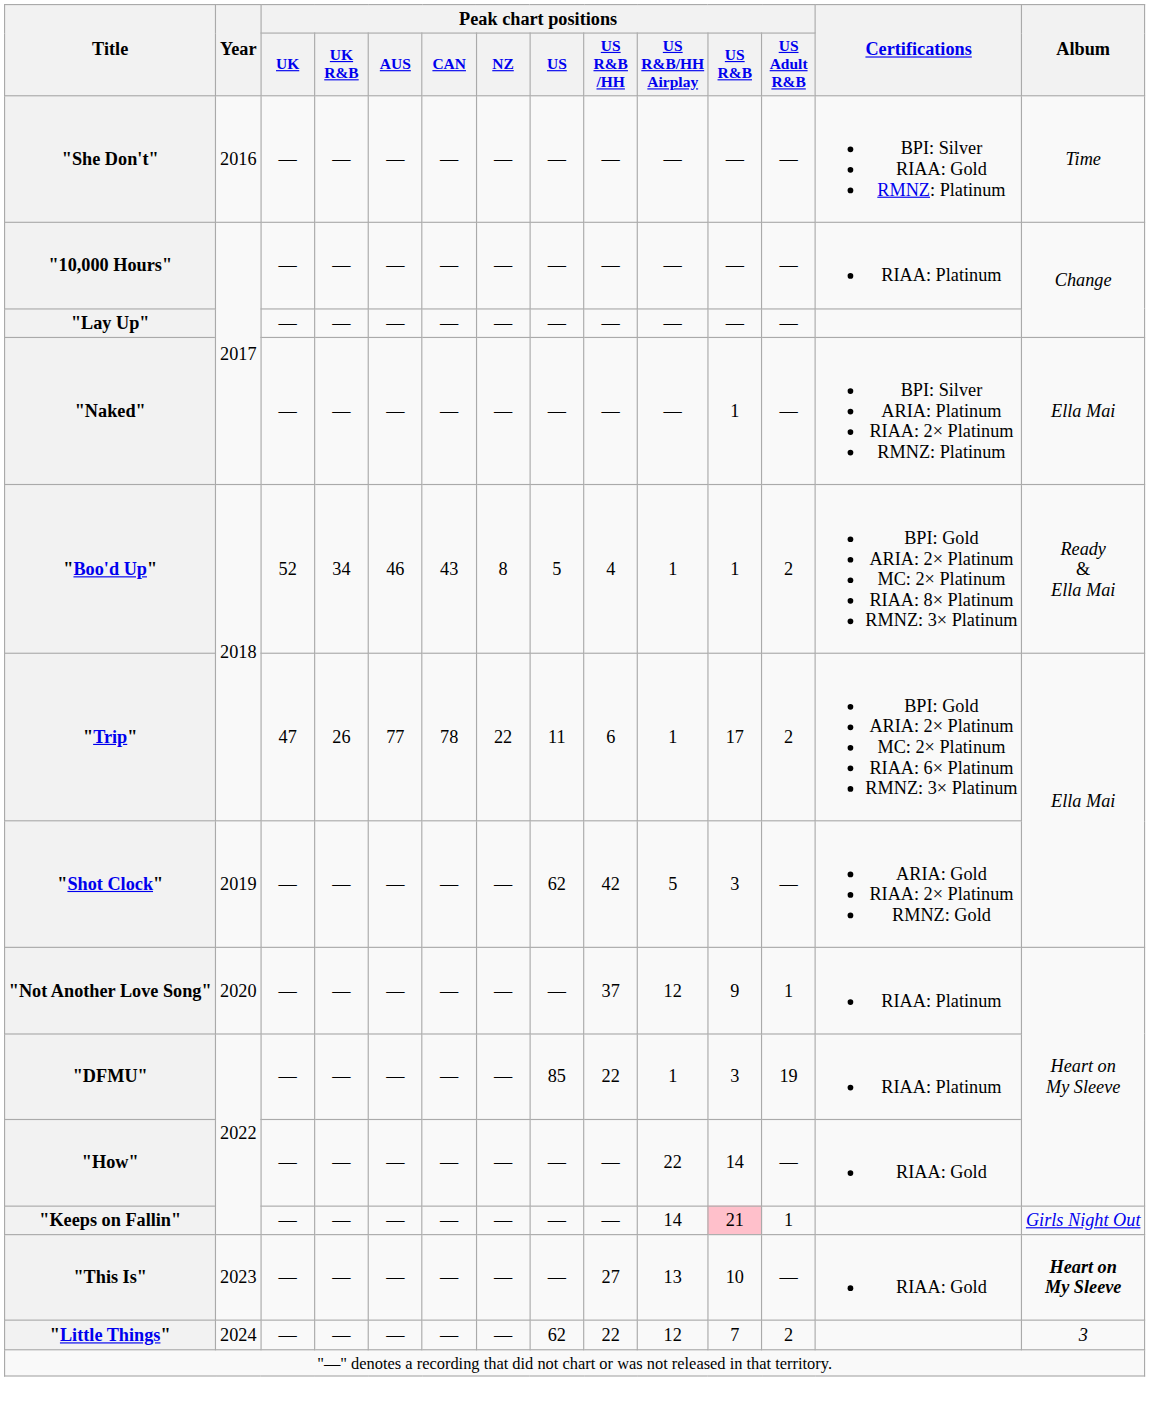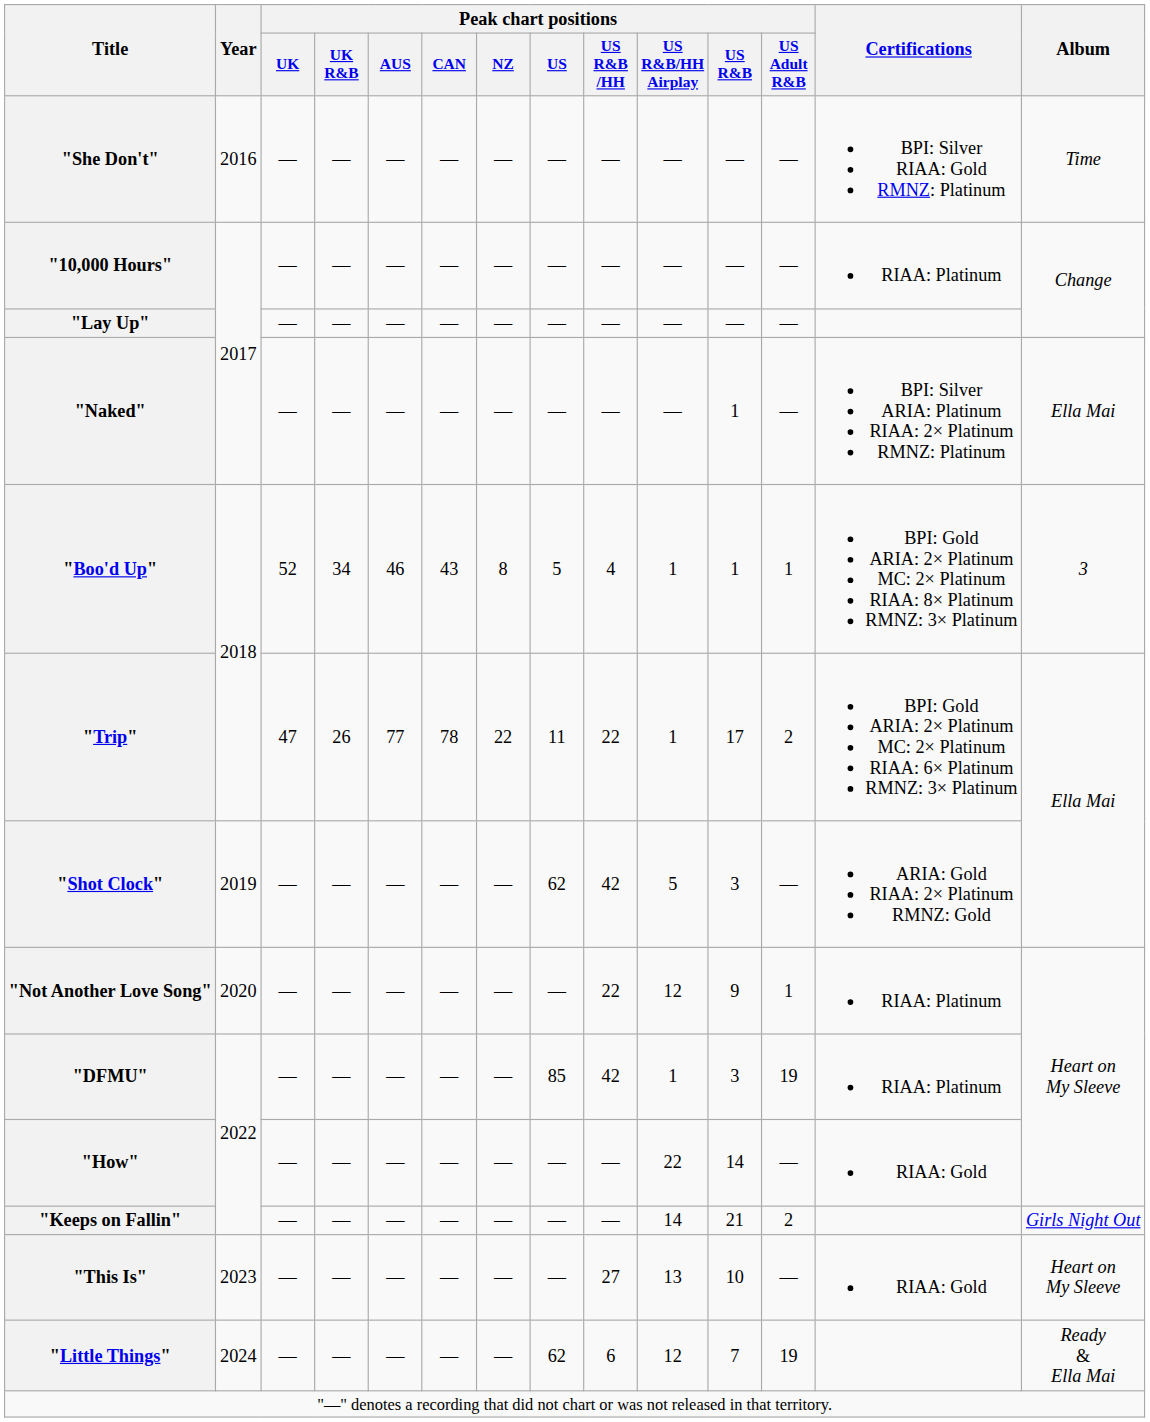(789, 568) 2 -> (789, 568) 1
(1083, 568) Ready & Ella Mai -> (1083, 568) 3
(611, 736) 6 -> (611, 736) 22
(611, 990) 37 -> (611, 990) 22
(611, 1076) 22 -> (611, 1076) 42
(735, 1220) pink background -> (735, 1220) no background
(789, 1220) 1 -> (789, 1220) 2
(1083, 1277) bold -> (1083, 1277) normal
(611, 1334) 22 -> (611, 1355) 6
(789, 1334) 2 -> (789, 1355) 19
(1083, 1334) 3 -> (1083, 1355) Ready & Ella Mai
